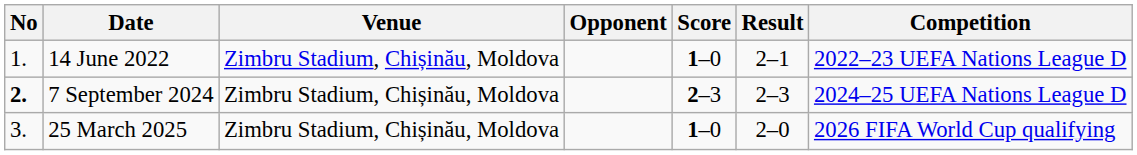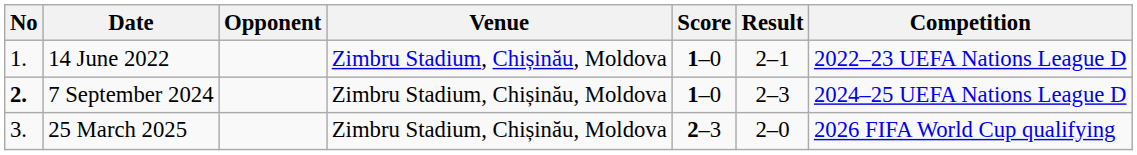columns swapped: (392, 22) <-> (618, 22)
(704, 94) 2–3 -> (704, 94) 1–0
(704, 130) 1–0 -> (704, 130) 2–3
